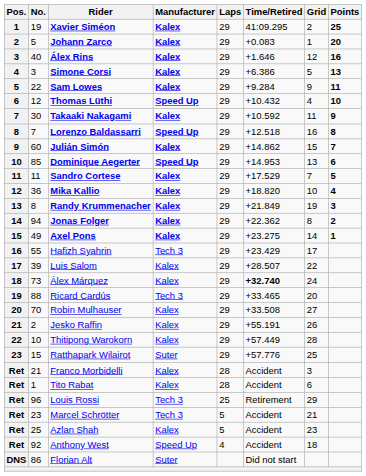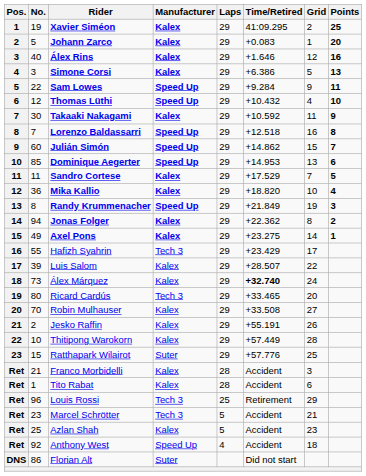(168, 87) Kalex -> (177, 87) Speed Up
(168, 146) Kalex -> (177, 146) Speed Up
(168, 206) Kalex -> (177, 206) Speed Up
(36, 295) 88 -> (36, 295) 80
